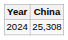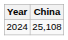(47, 27) 25,308 -> (47, 27) 25,108
